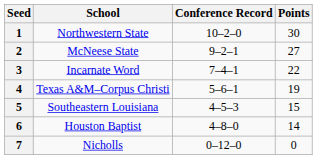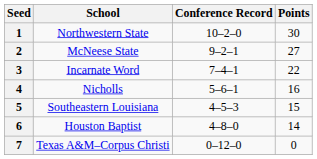(103, 88) Texas A&M–Corpus Christi -> (103, 88) Nicholls
(294, 88) 19 -> (294, 88) 16
(103, 145) Nicholls -> (103, 145) Texas A&M–Corpus Christi
